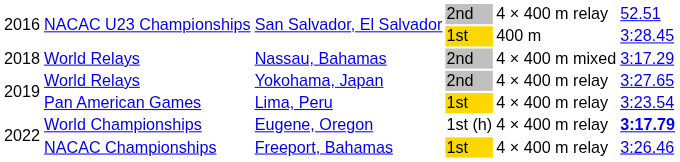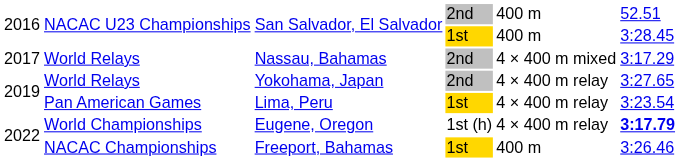(552, 14) 4 × 400 m relay -> (519, 14) 400 m
(22, 58) 2018 -> (22, 58) 2017
(552, 147) 4 × 400 m relay -> (519, 147) 400 m
